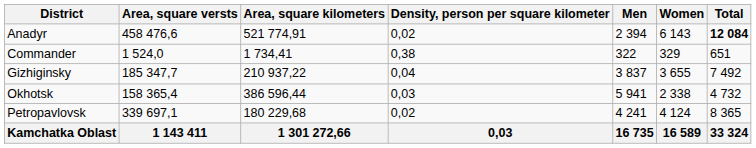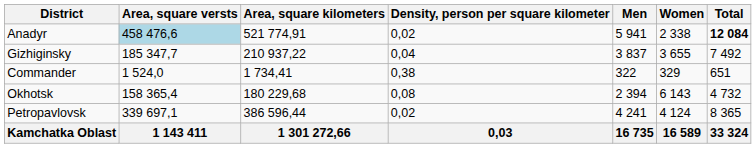(150, 34) no background -> (150, 34) lightblue background
(631, 34) 2 394 -> (631, 34) 5 941
(675, 34) 6 143 -> (675, 34) 2 338
rows swapped: (39, 73) <-> (42, 53)
(275, 93) 386 596,44 -> (275, 93) 180 229,68
(403, 93) 0,03 -> (403, 93) 0,08
(631, 93) 5 941 -> (631, 93) 2 394
(675, 93) 2 338 -> (675, 93) 6 143
(275, 113) 180 229,68 -> (275, 113) 386 596,44
